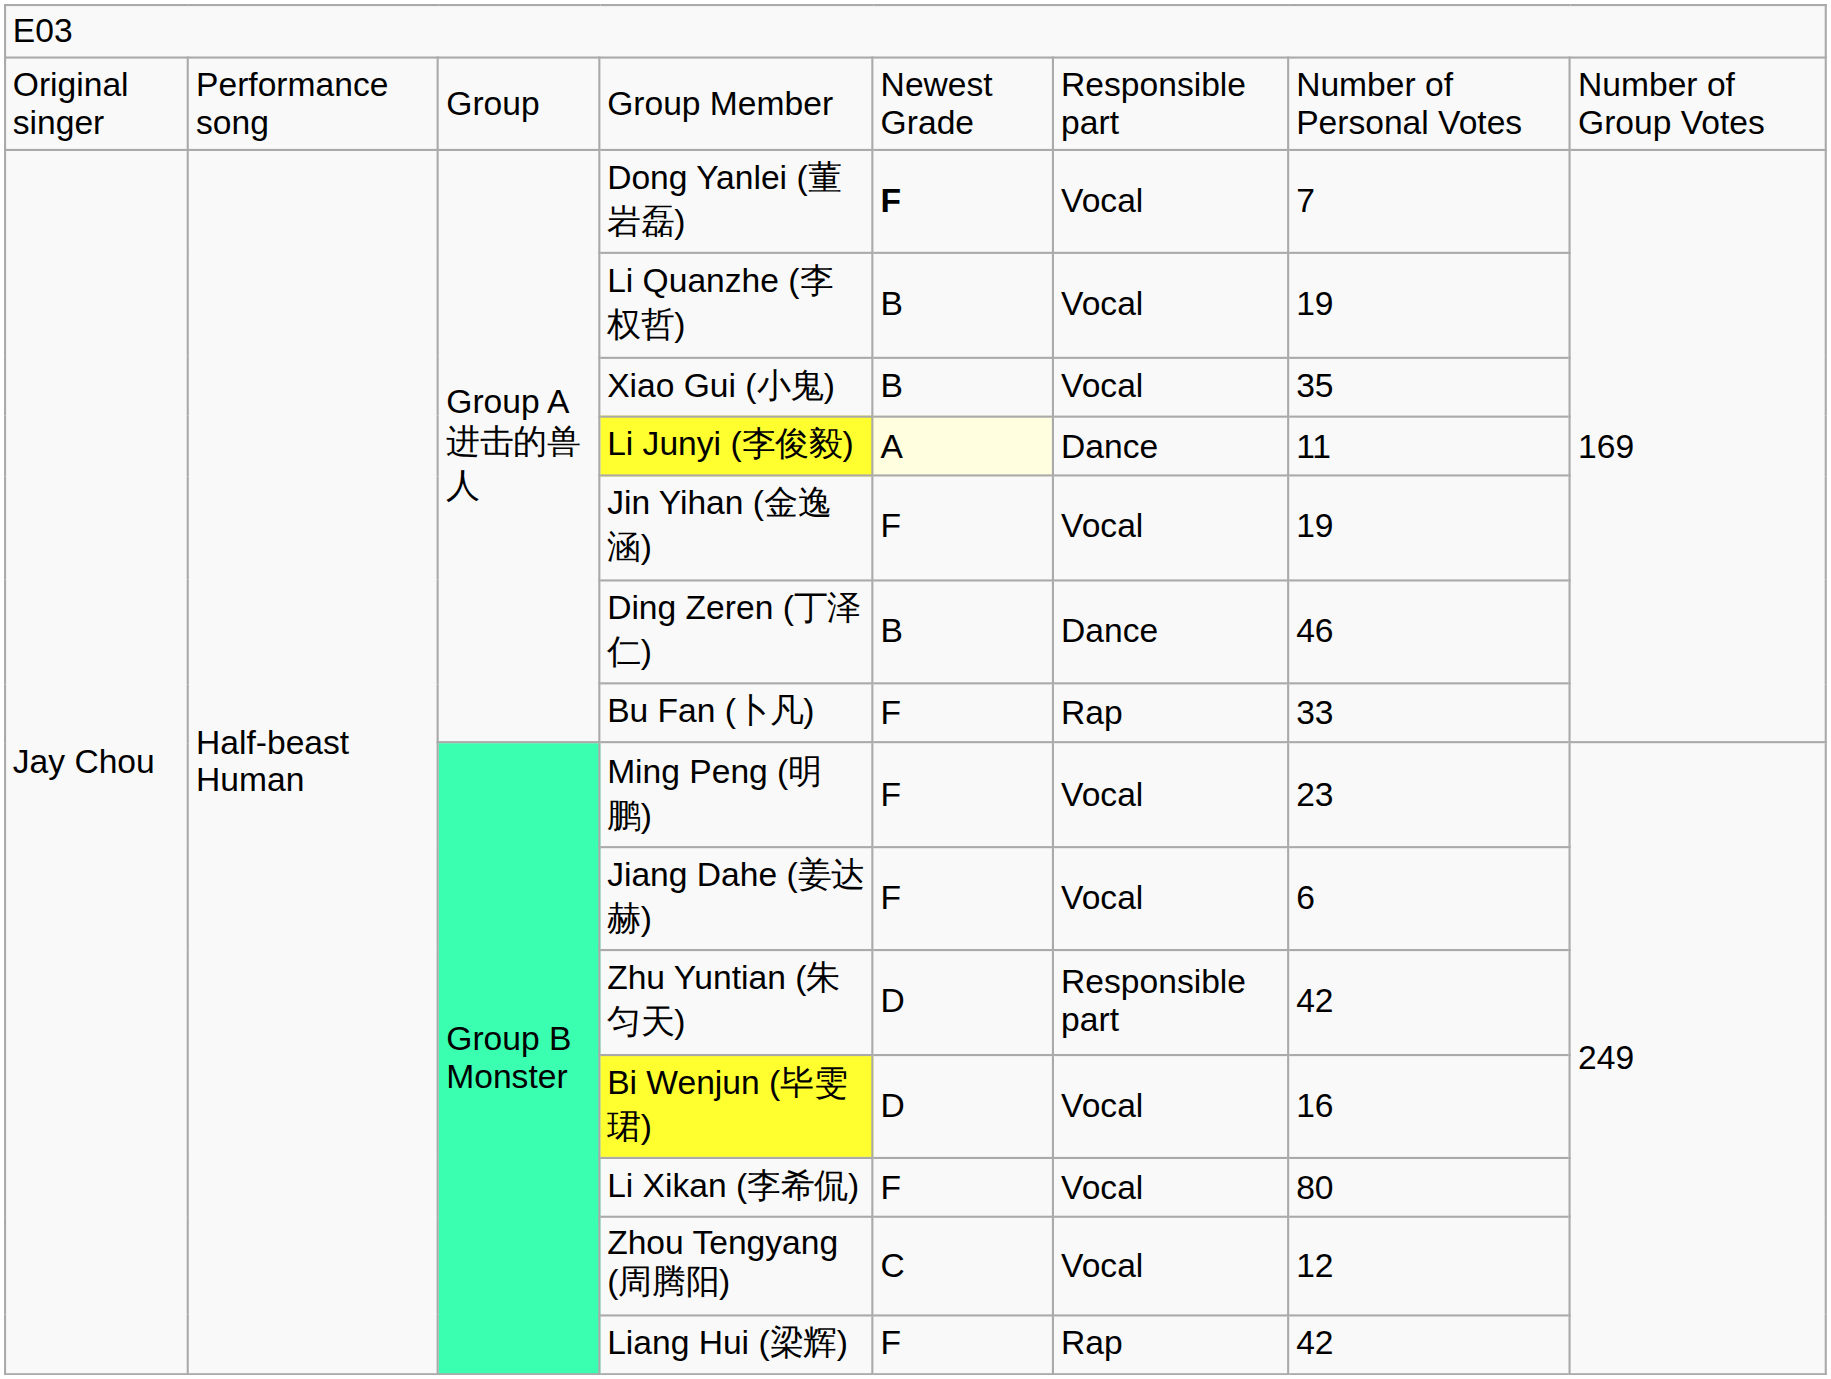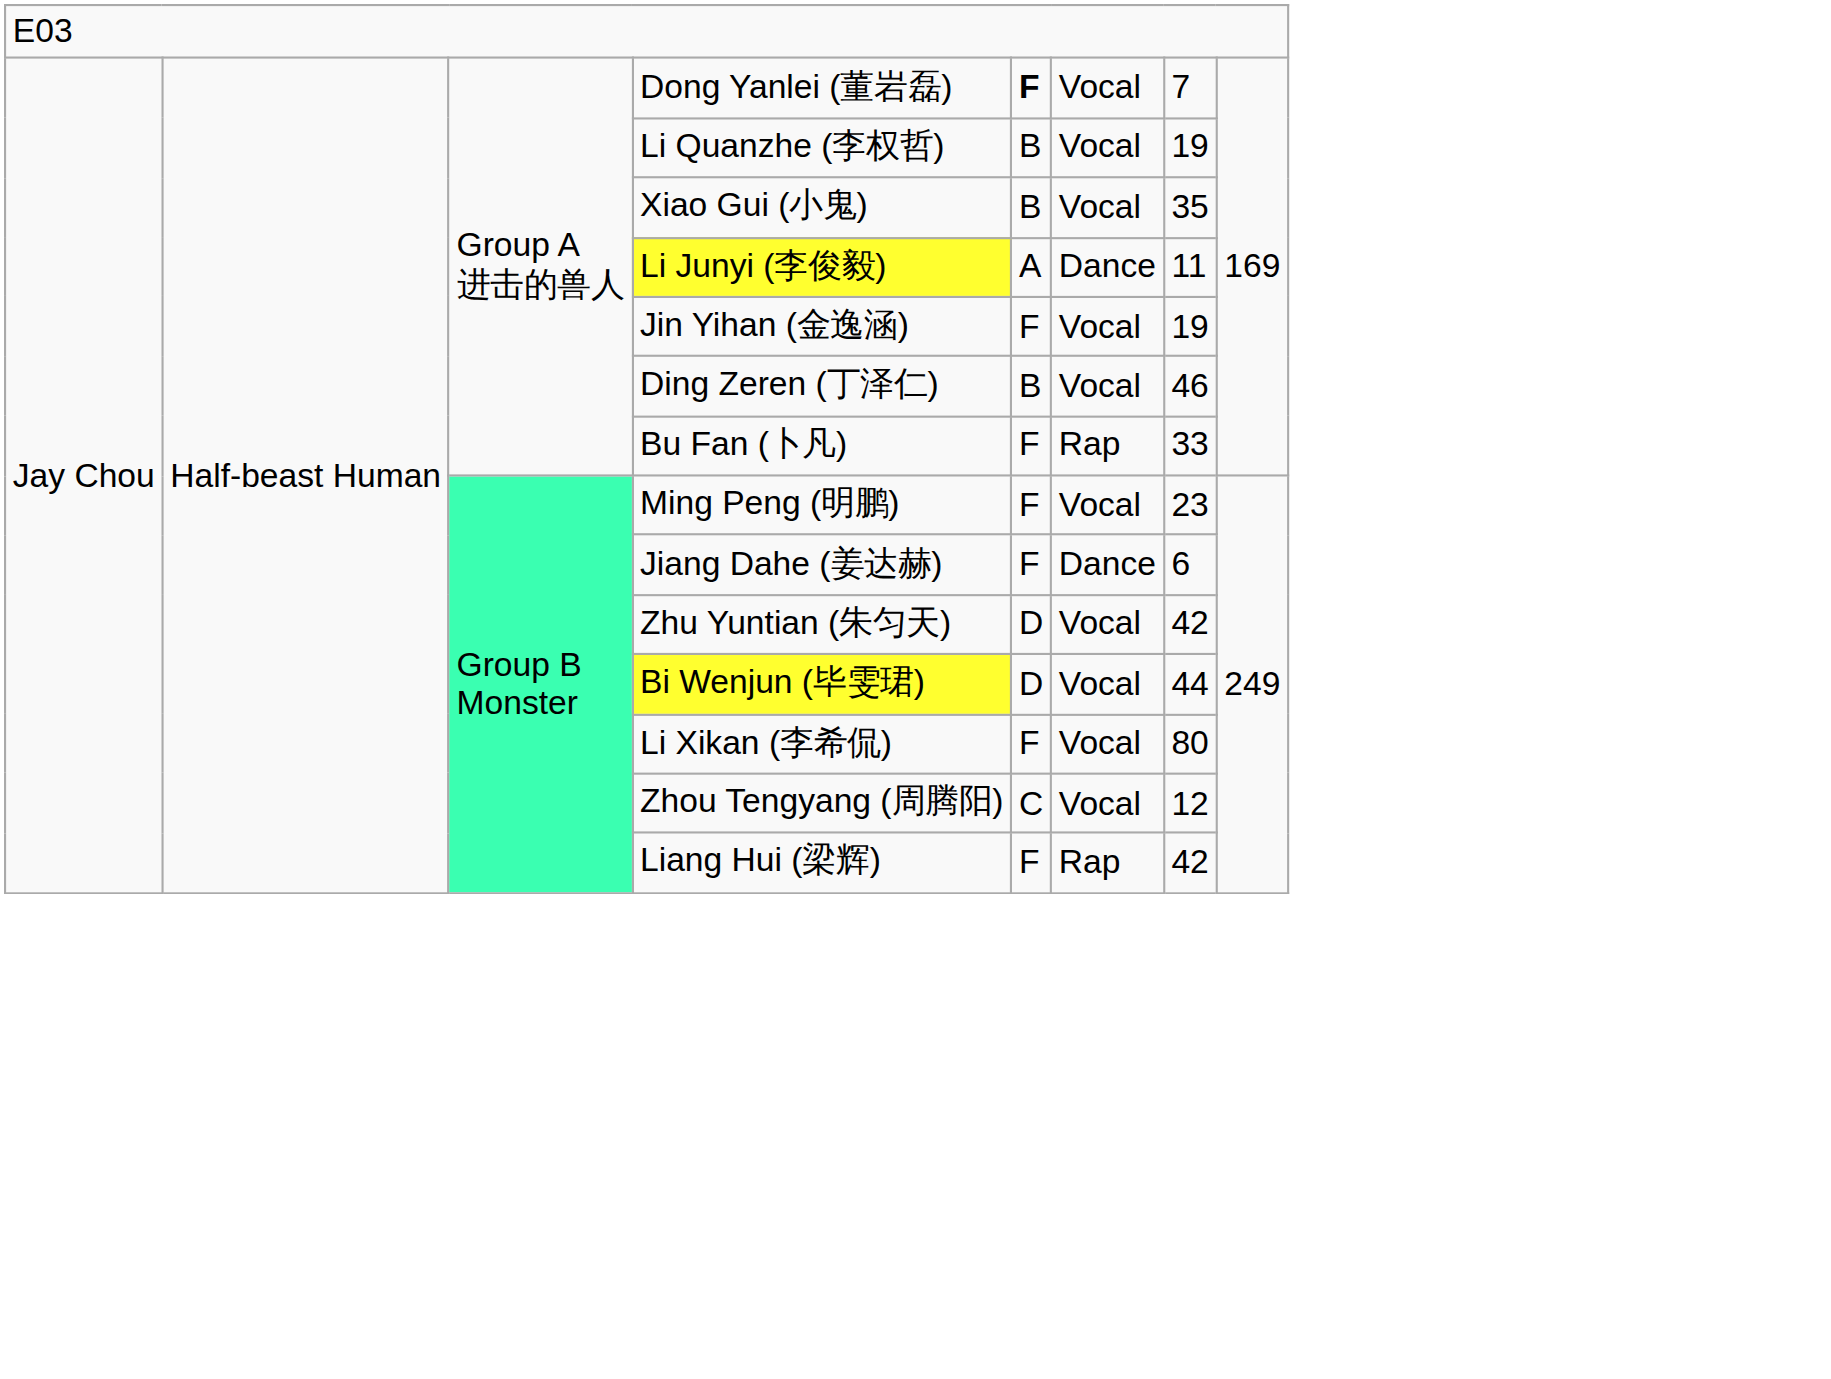- row: (720, 103)
(892, 445) lightyellow background -> (1030, 266) no background
(1110, 630) Dance -> (1100, 385) Vocal
(1102, 897) Vocal -> (1107, 564) Dance
(1154, 1001) Responsible part -> (1100, 623) Vocal
(1315, 1105) 16 -> (1190, 683) 44
